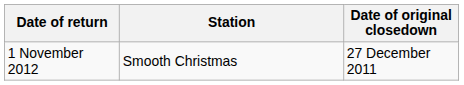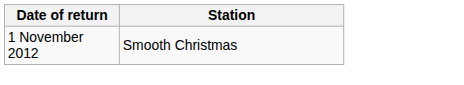- column: (401, 23)
